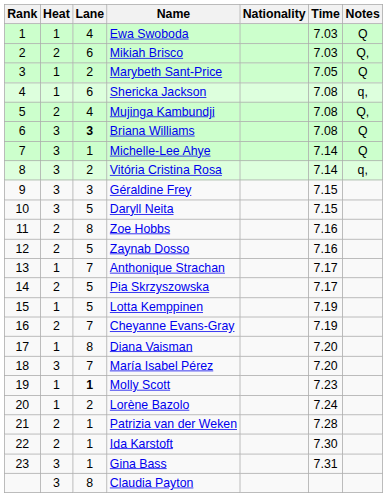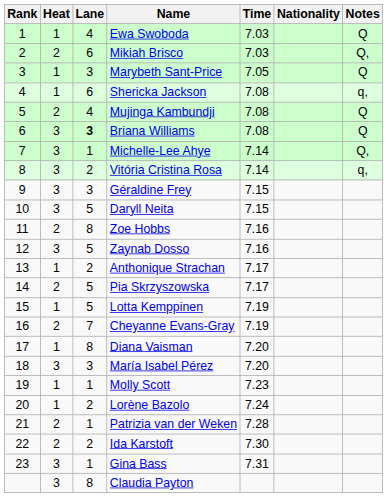columns swapped: (274, 14) <-> (326, 14)
(90, 72) 2 -> (90, 72) 3
(363, 111) Q, -> (363, 111) Q
(363, 151) Q -> (363, 151) Q,
(56, 248) 2 -> (56, 248) 3
(90, 268) 7 -> (90, 268) 2
(90, 365) 7 -> (90, 365) 3
(90, 385) bold -> (90, 385) normal
(90, 444) 1 -> (90, 444) 2
